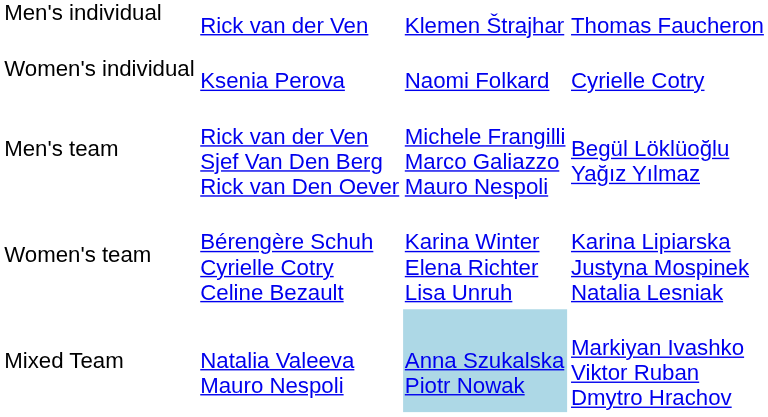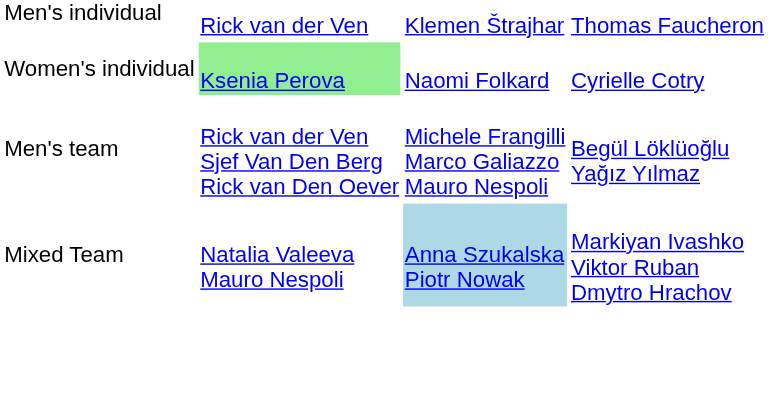(273, 81) no background -> (273, 81) lightgreen background
- row: (78, 254)
